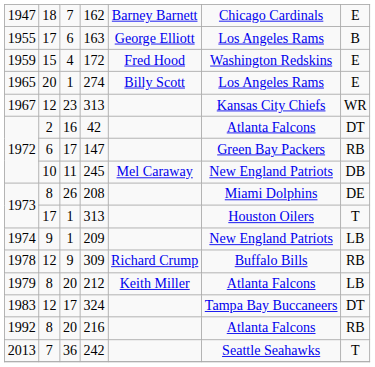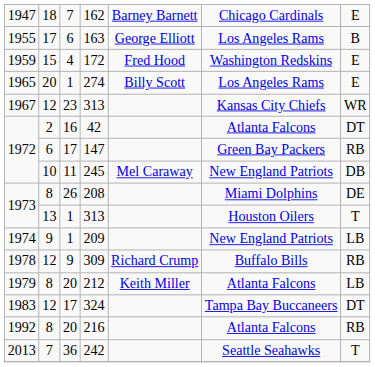(49, 216) 17 -> (49, 216) 13
